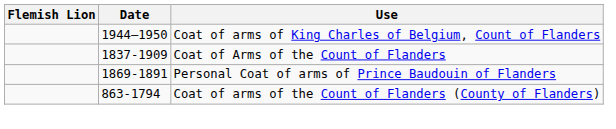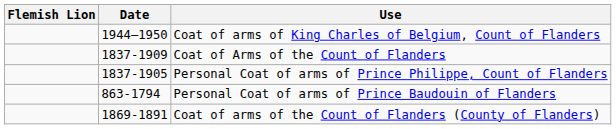+ row: (391, 74)
(135, 74) 1869-1891 -> (131, 94) 863-1794
(131, 94) 863-1794 -> (135, 114) 1869-1891
